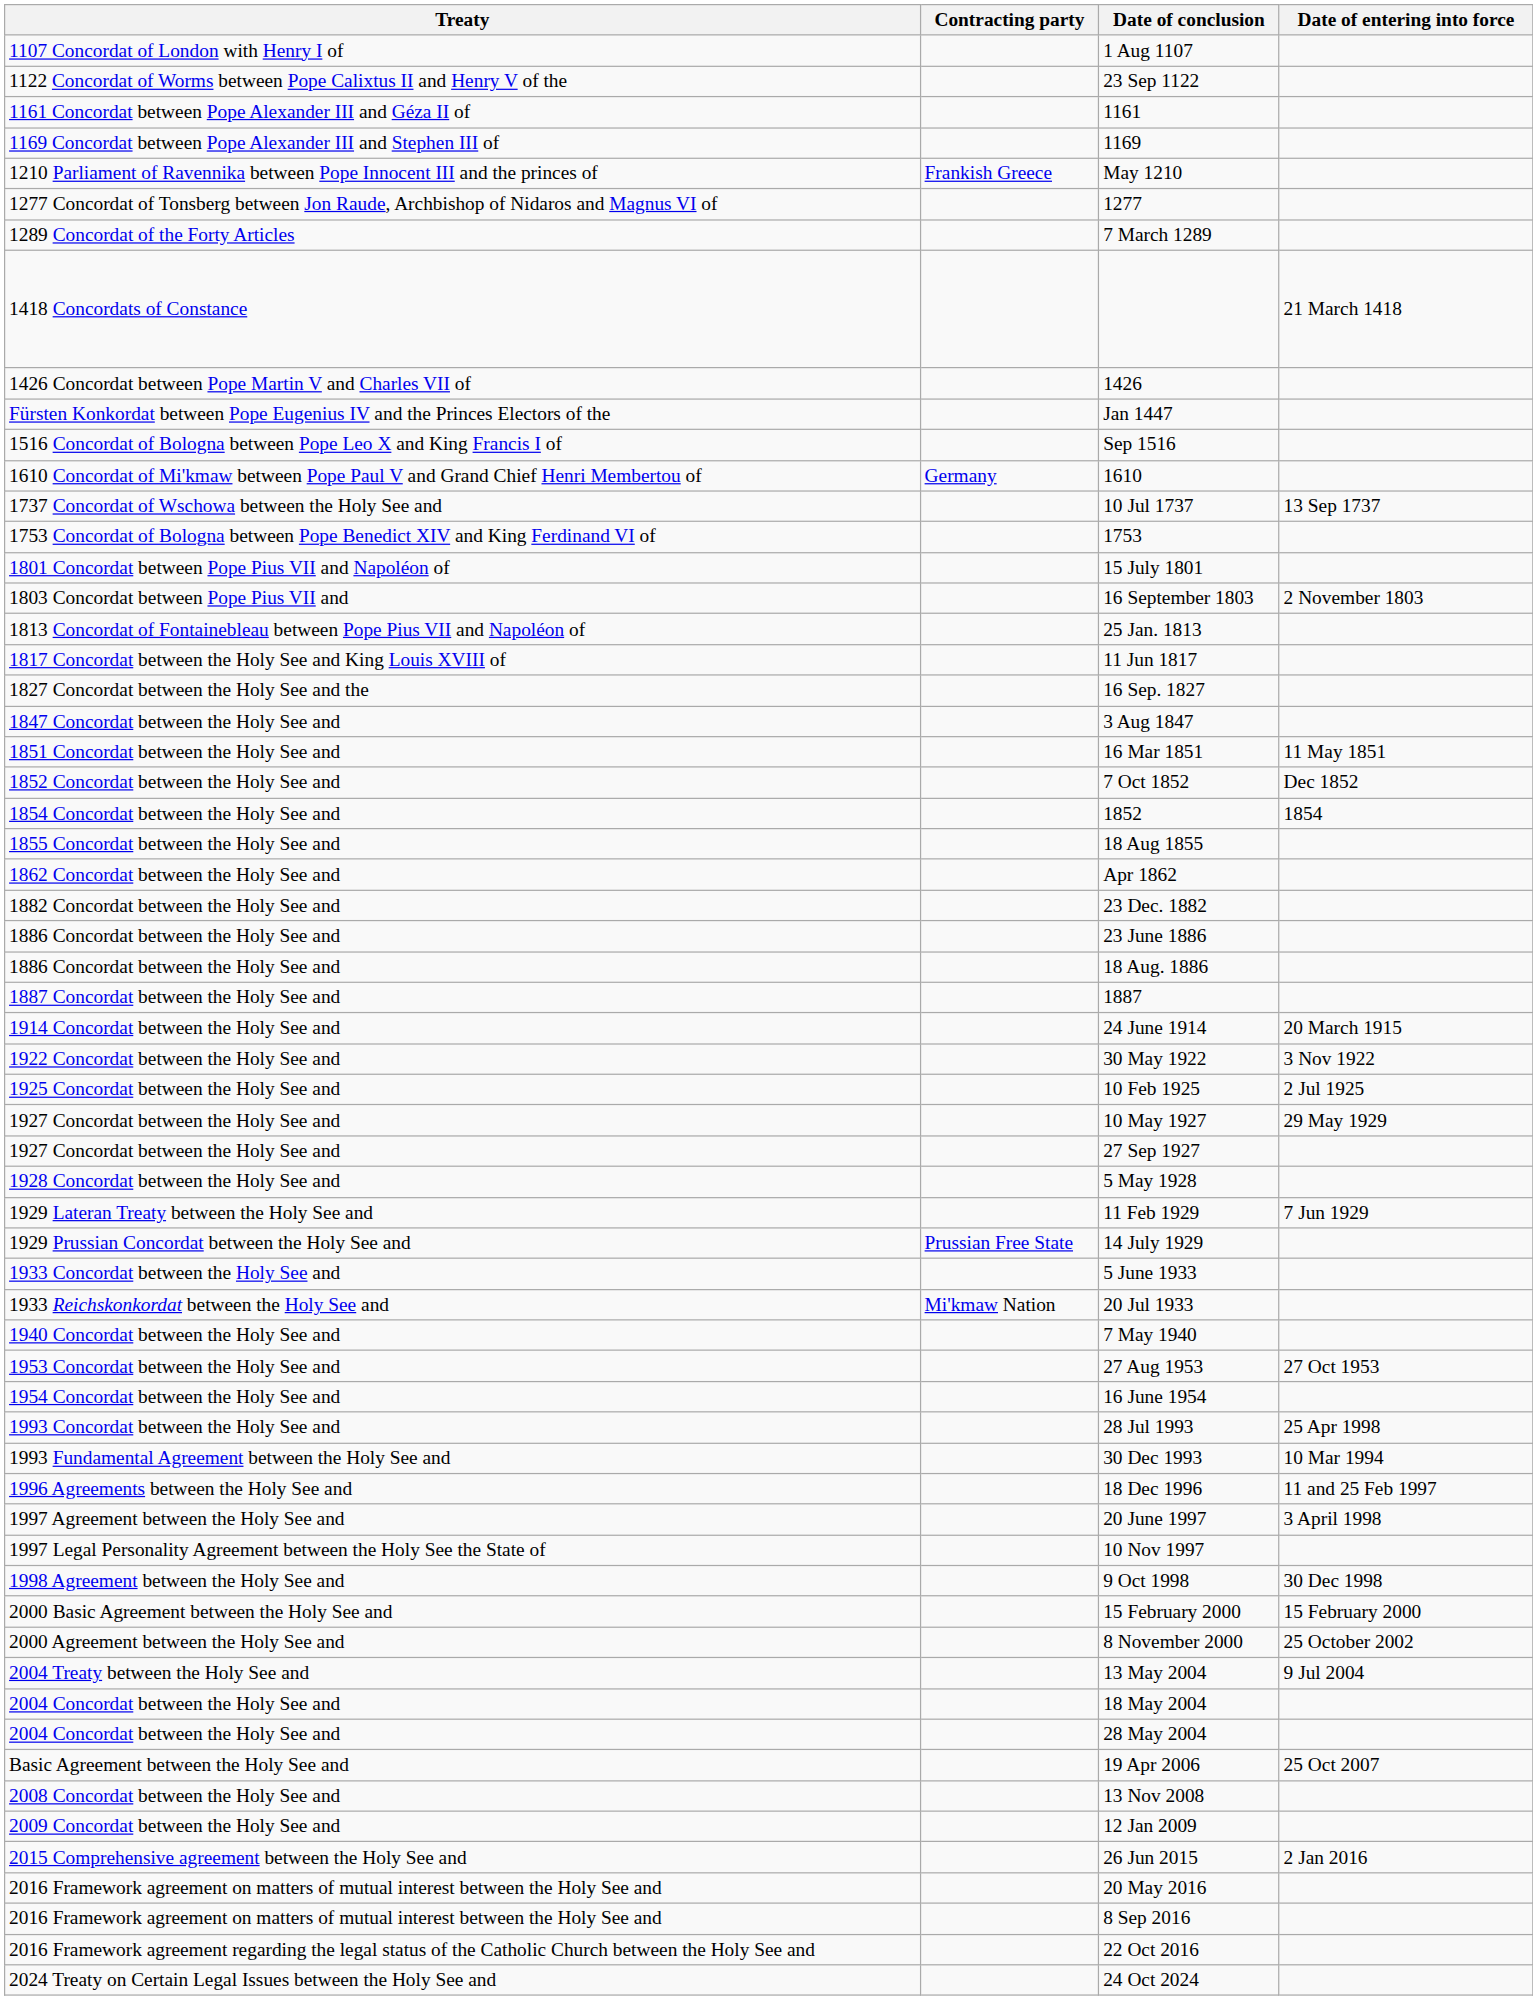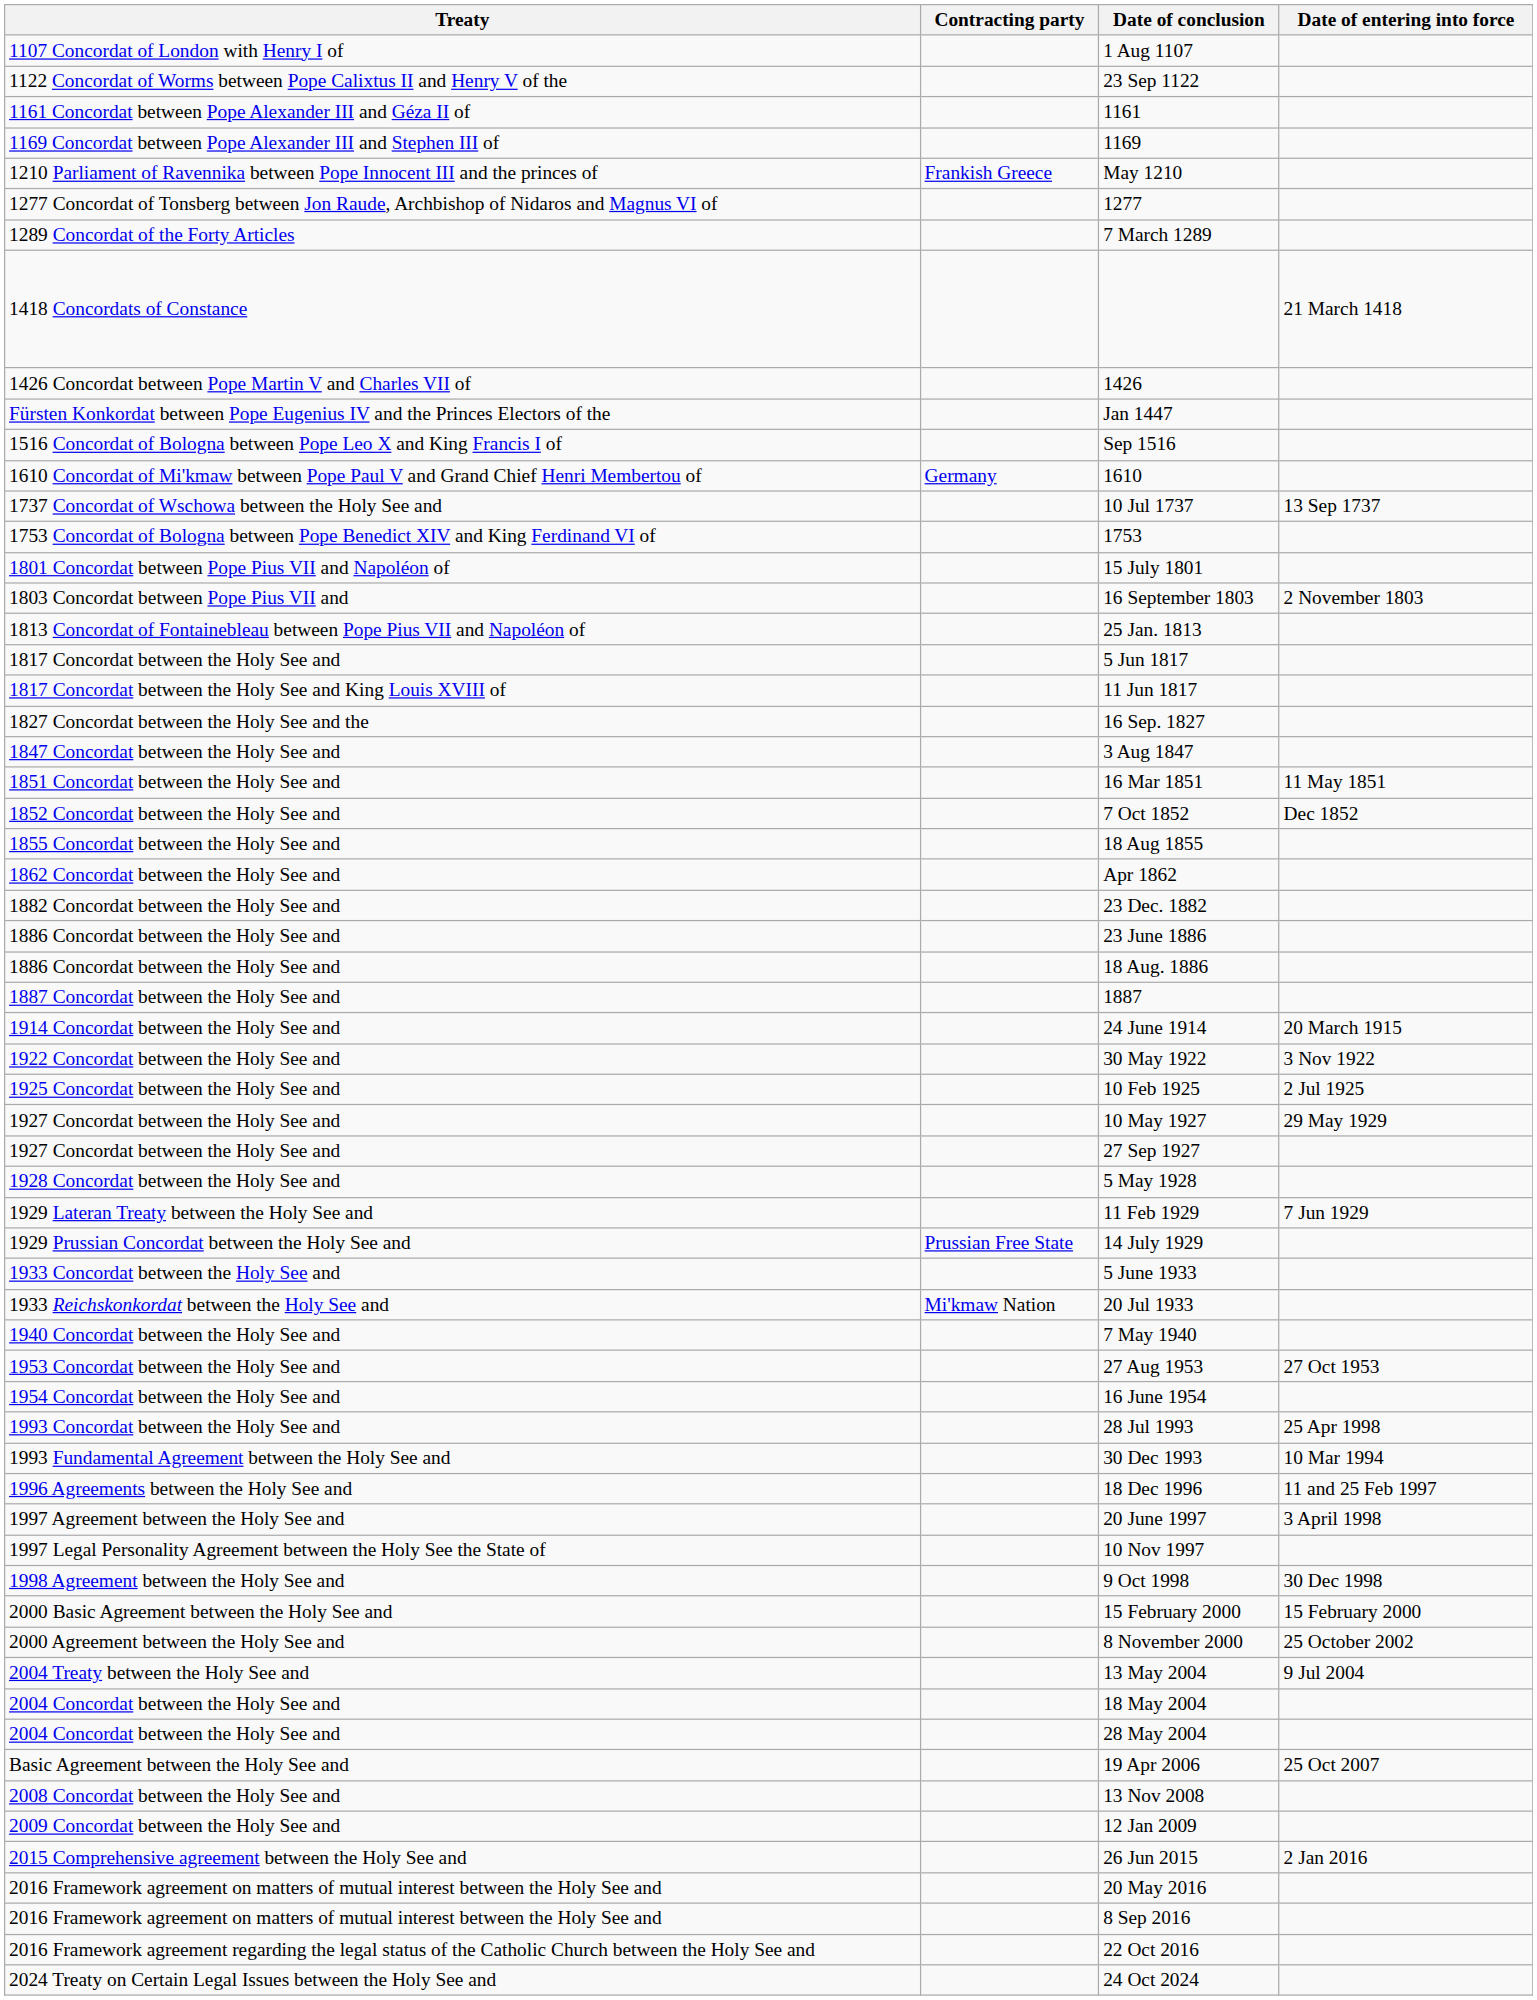+ row: (1146, 659)
- row: (1123, 813)
